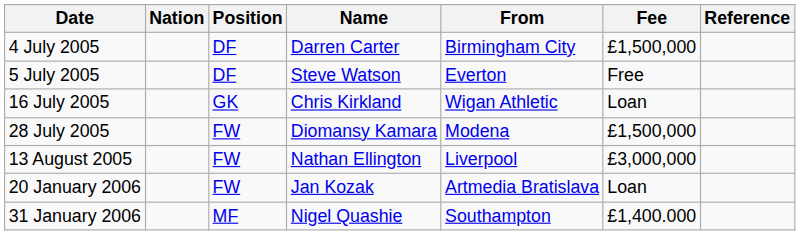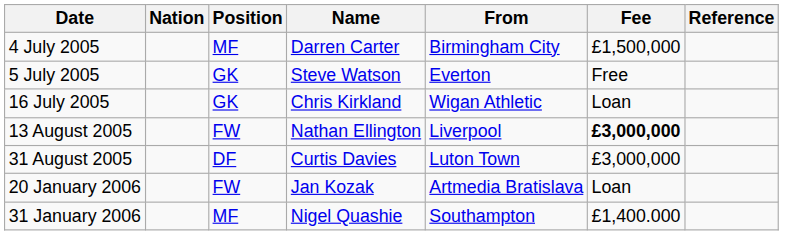(224, 46) DF -> (225, 46) MF
(224, 74) DF -> (225, 74) GK
- row: (59, 131)
(652, 159) normal -> (636, 131) bold
+ row: (70, 159)
